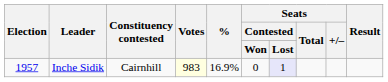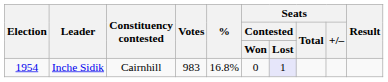(27, 67) 1957 -> (27, 67) 1954
(191, 67) lightyellow background -> (191, 67) no background
(224, 67) 16.9% -> (224, 67) 16.8%
